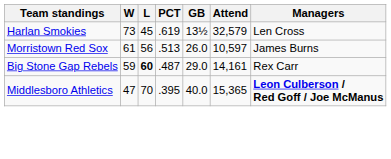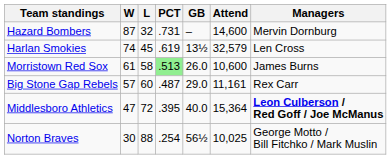+ row: (49, 31)
(129, 31) 73 -> (129, 48) 74
(147, 48) 56 -> (147, 66) 58
(169, 48) no background -> (169, 66) lightgreen background
(230, 48) 10,597 -> (230, 66) 10,600
(129, 66) 59 -> (129, 84) 57
(147, 66) bold -> (147, 84) normal
(230, 66) 14,161 -> (229, 84) 11,161
(147, 90) 70 -> (147, 108) 72
(230, 90) 15,365 -> (230, 108) 15,364
+ row: (43, 138)
